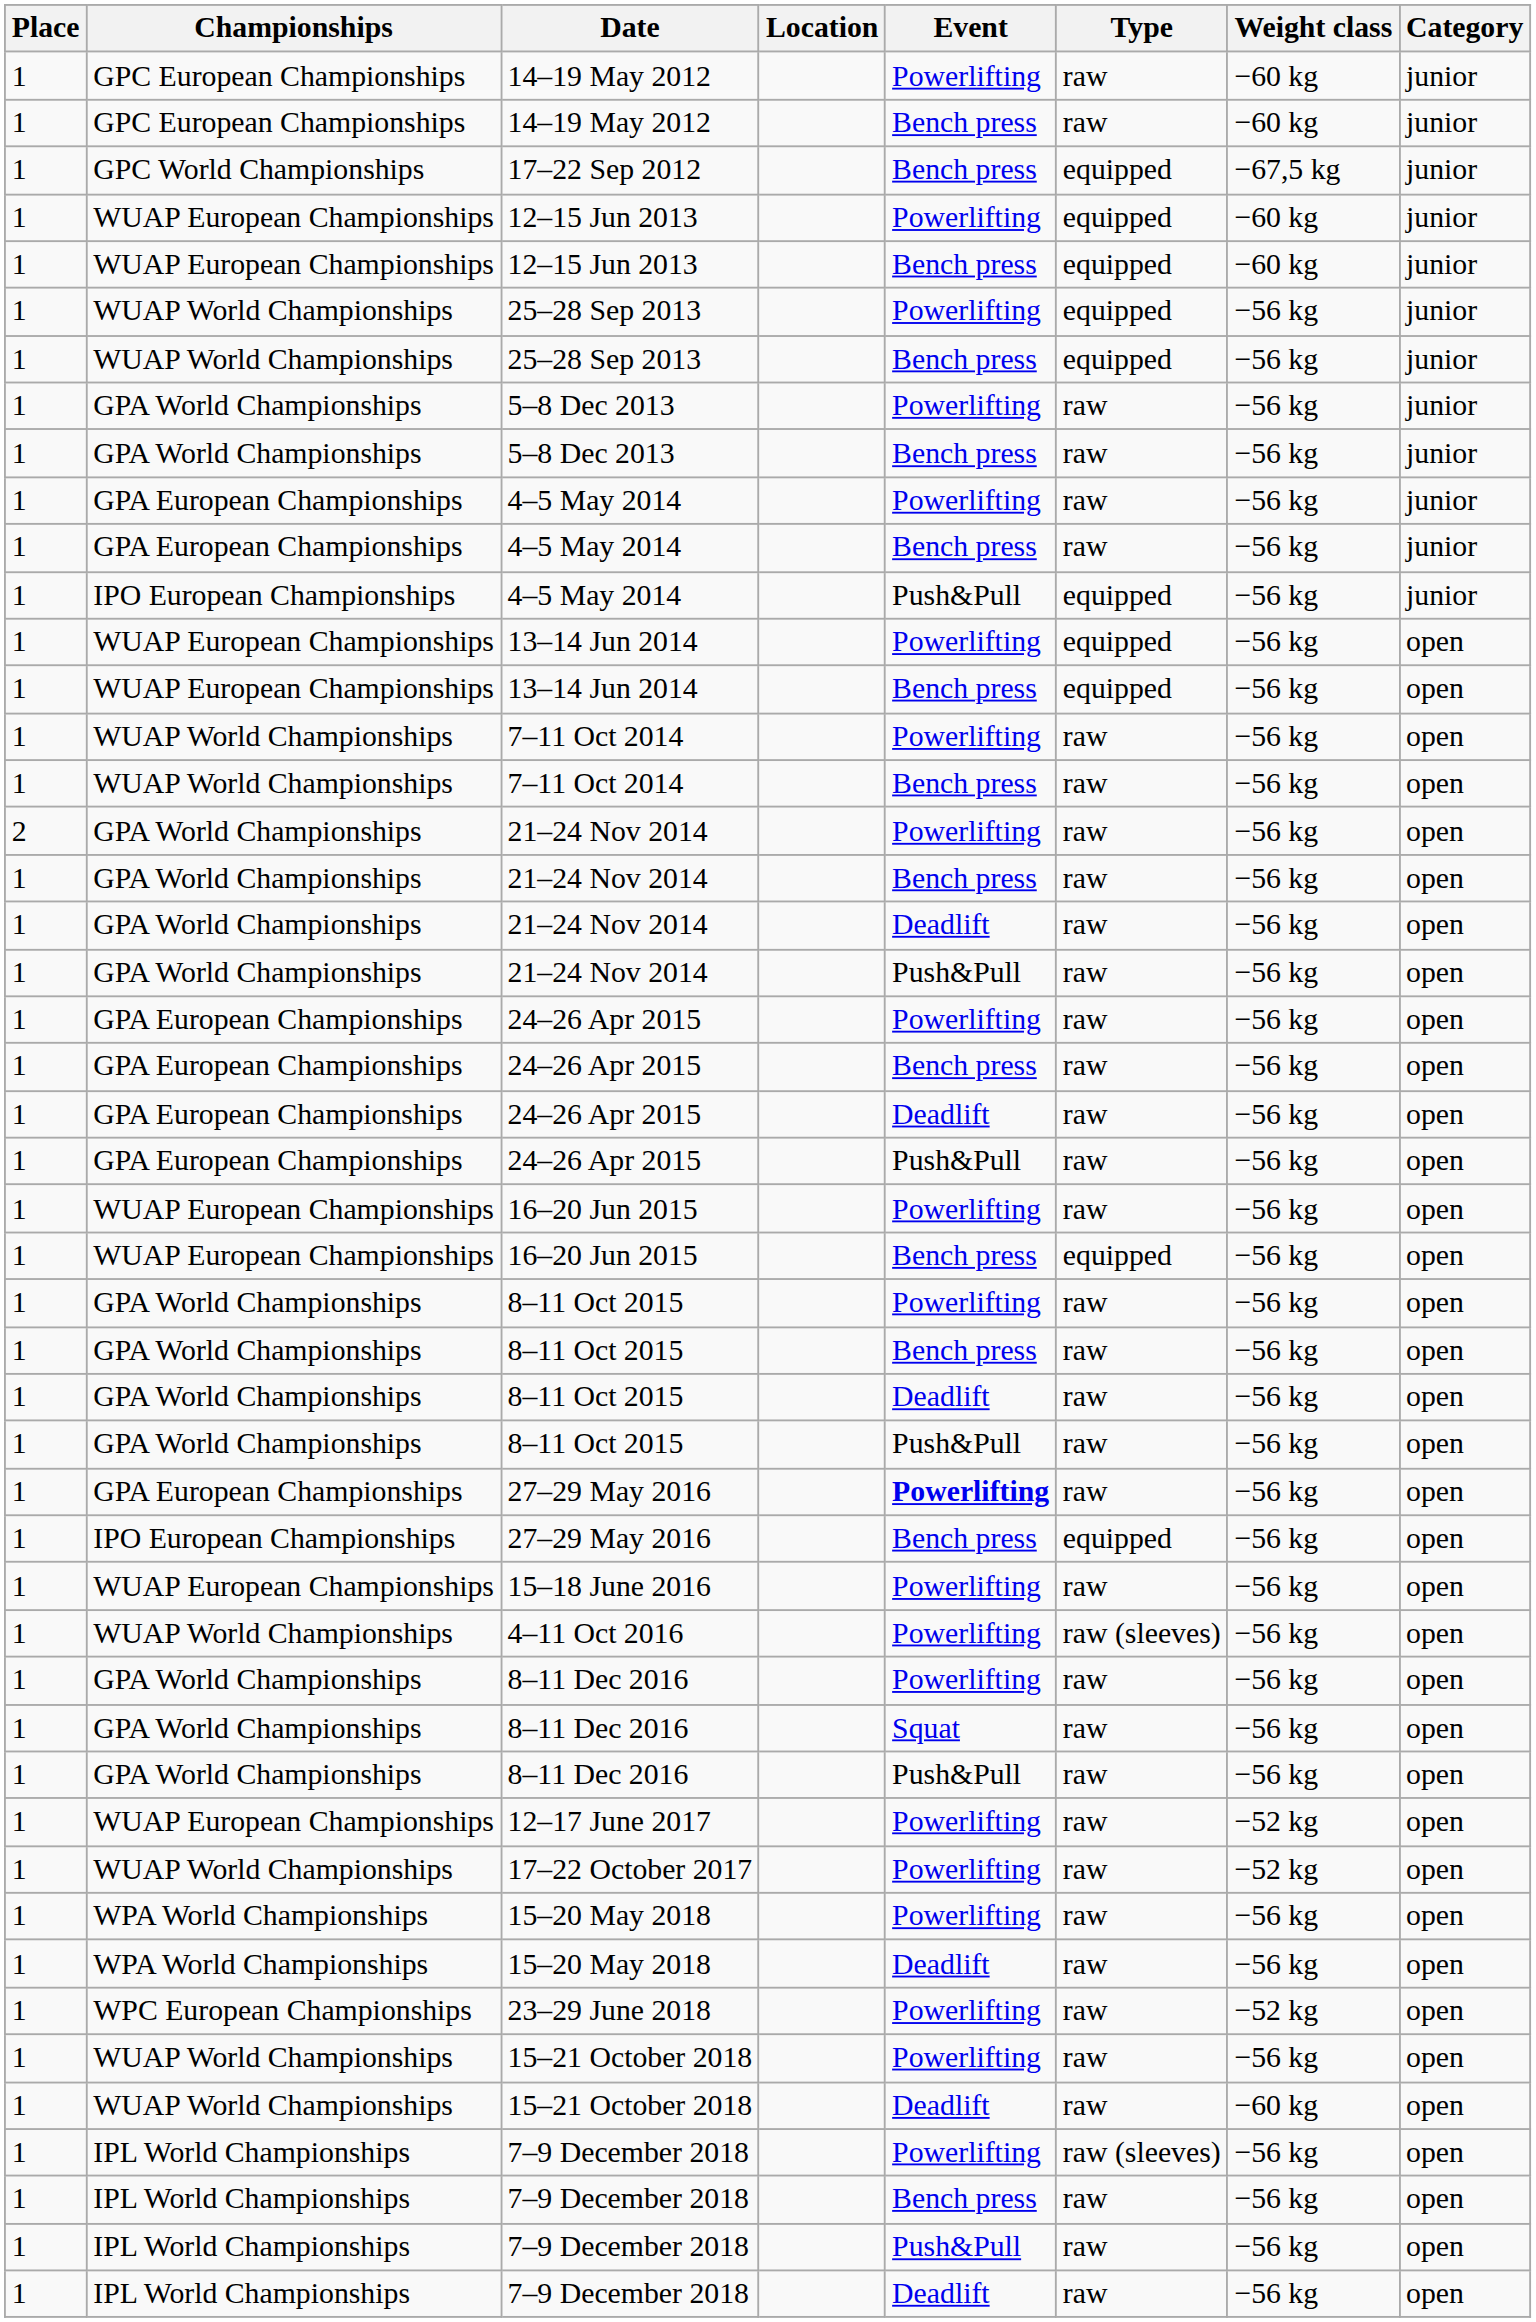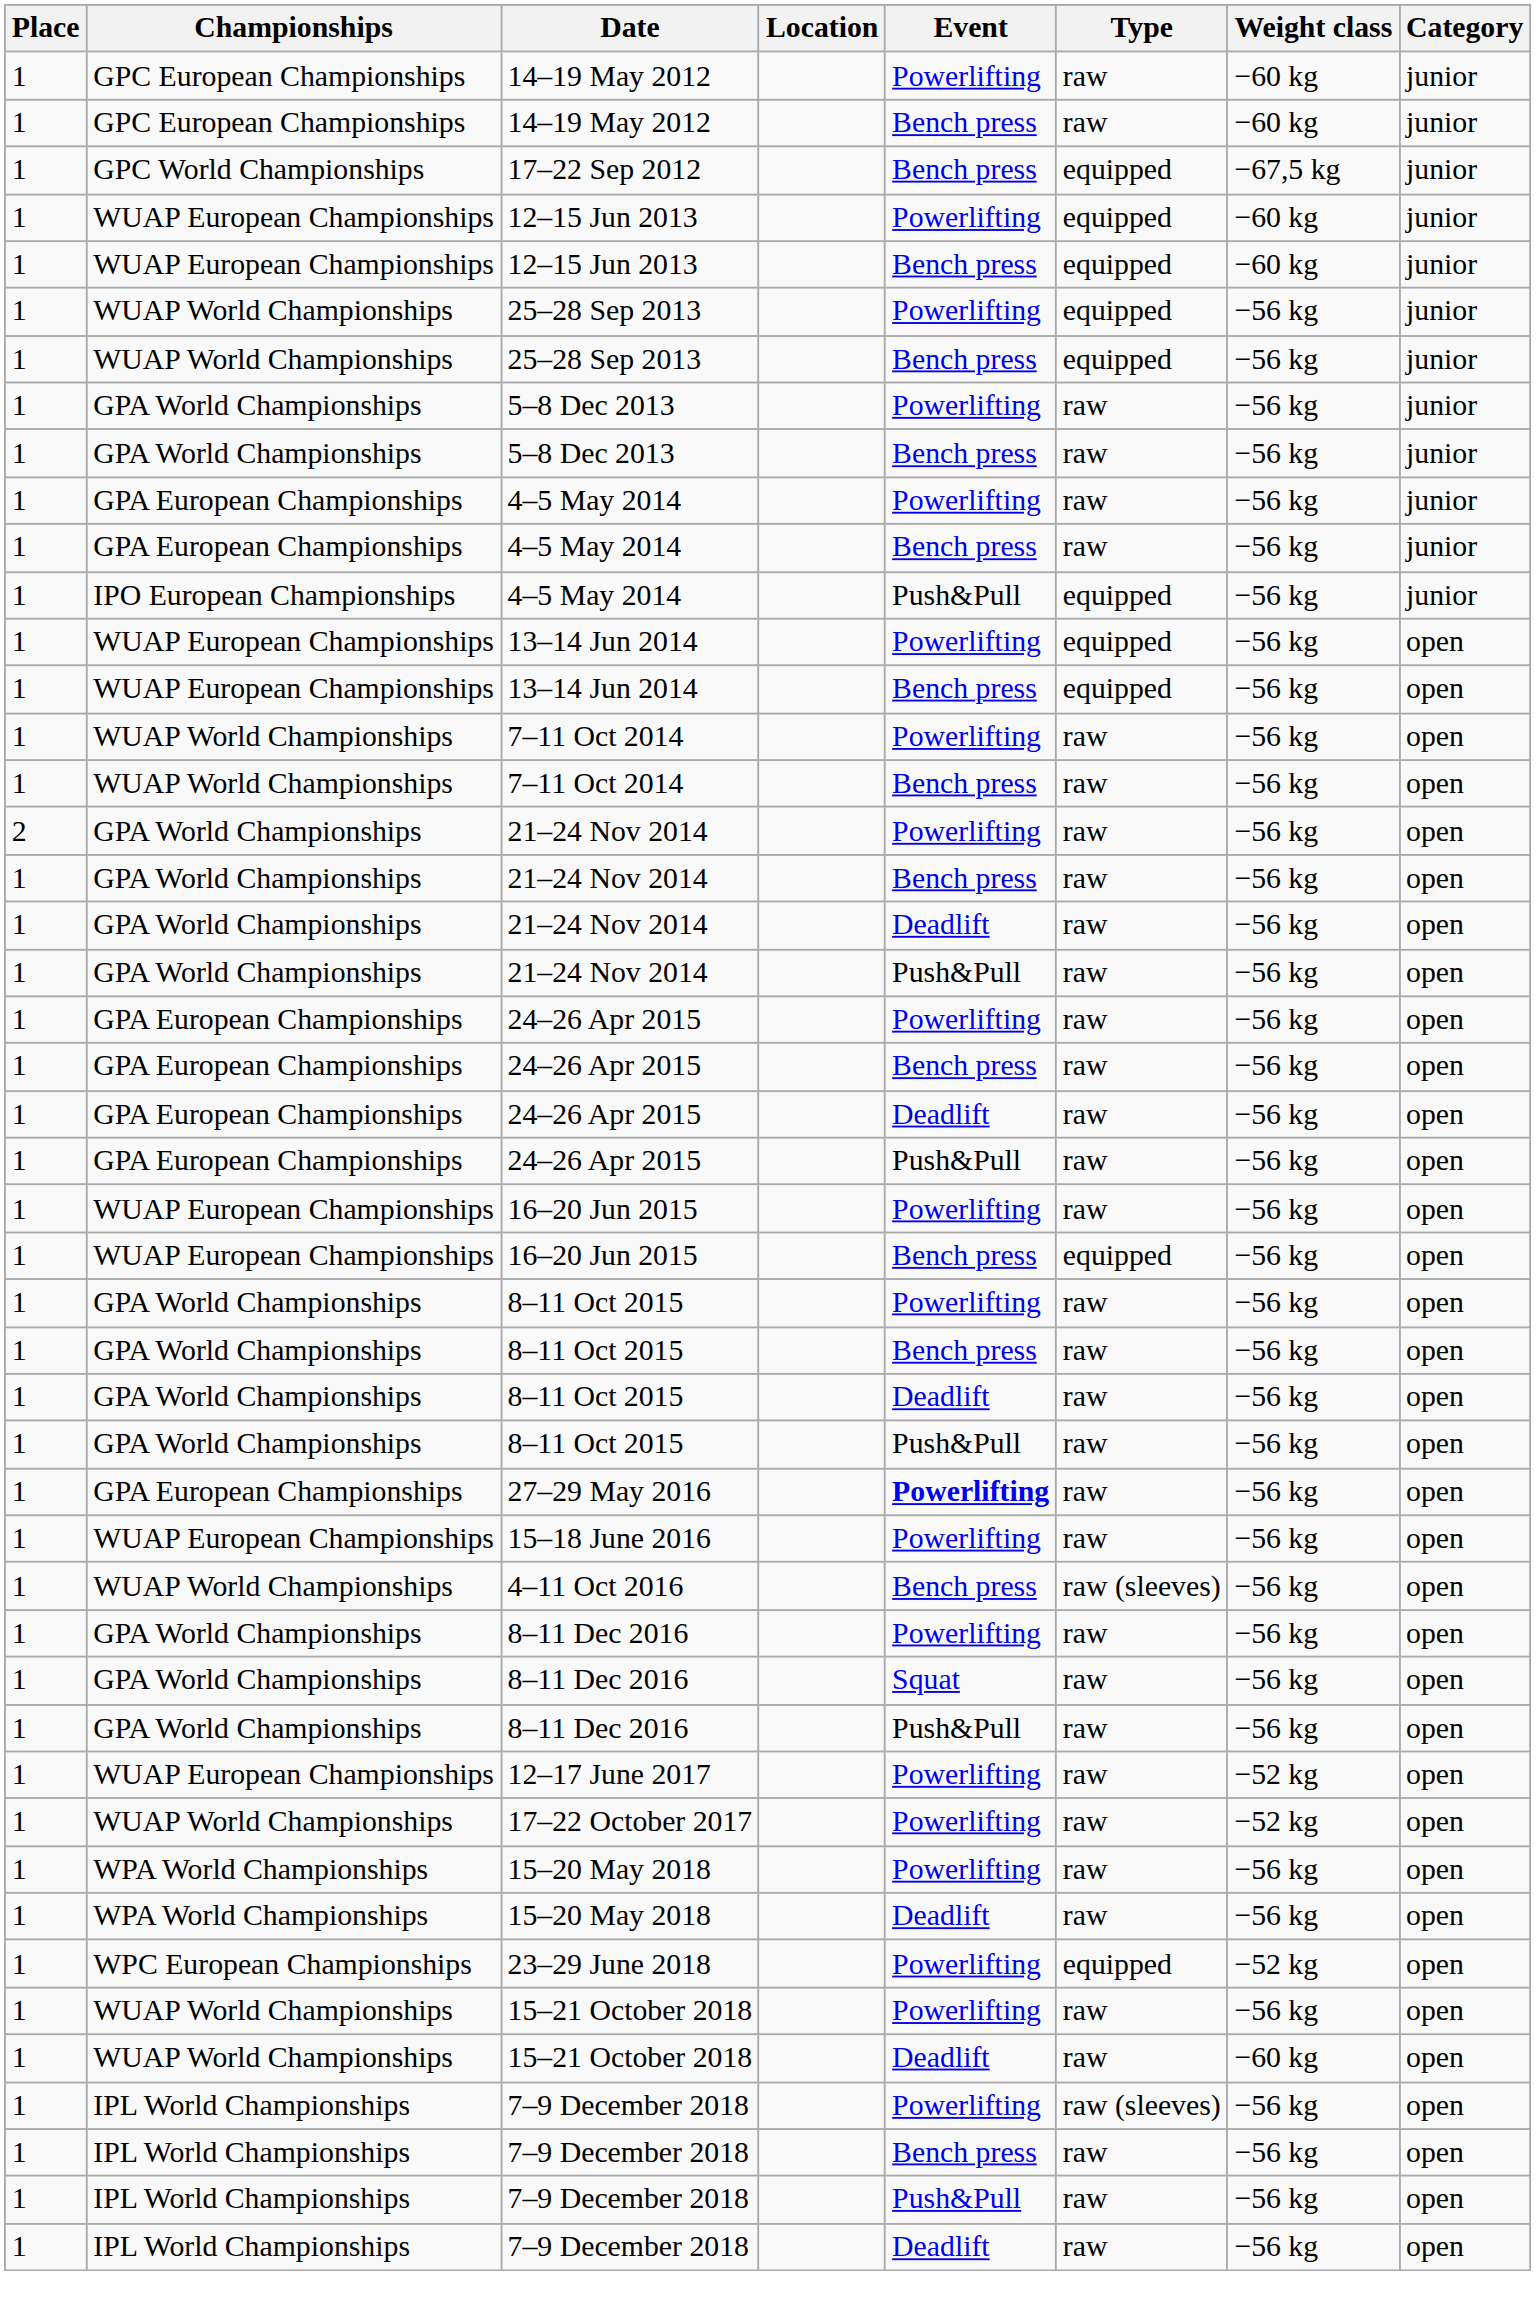- row: (274, 1538)
(967, 1632) Powerlifting -> (964, 1585) Bench press
(1085, 2010) raw -> (1117, 1963) equipped
